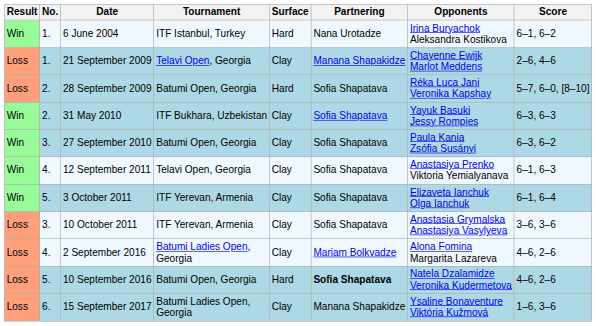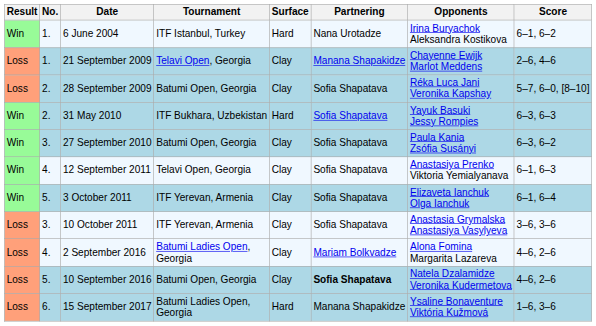(283, 88) Hard -> (282, 88) Clay
(282, 116) Clay -> (283, 116) Hard
(283, 280) Hard -> (282, 280) Clay
(282, 307) Clay -> (283, 307) Hard
